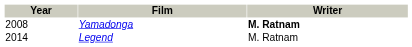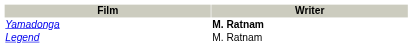- column: (41, 11)
